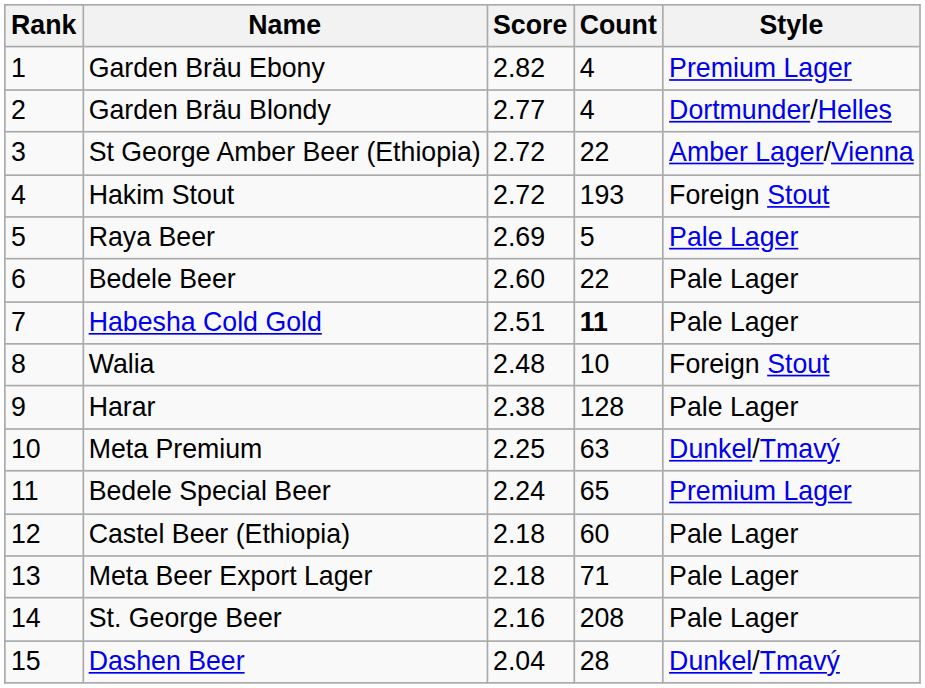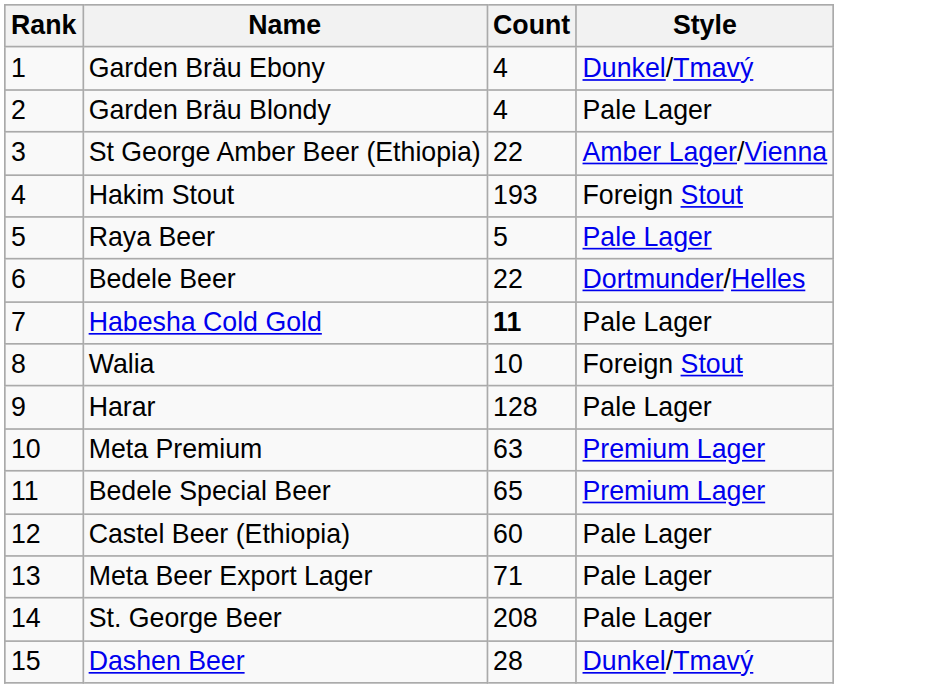- column: (530, 25)
(760, 68) Premium Lager -> (668, 68) Dunkel/Tmavý
(780, 110) Dortmunder/Helles -> (647, 110) Pale Lager
(734, 279) Pale Lager -> (694, 279) Dortmunder/Helles
(754, 449) Dunkel/Tmavý -> (674, 449) Premium Lager
